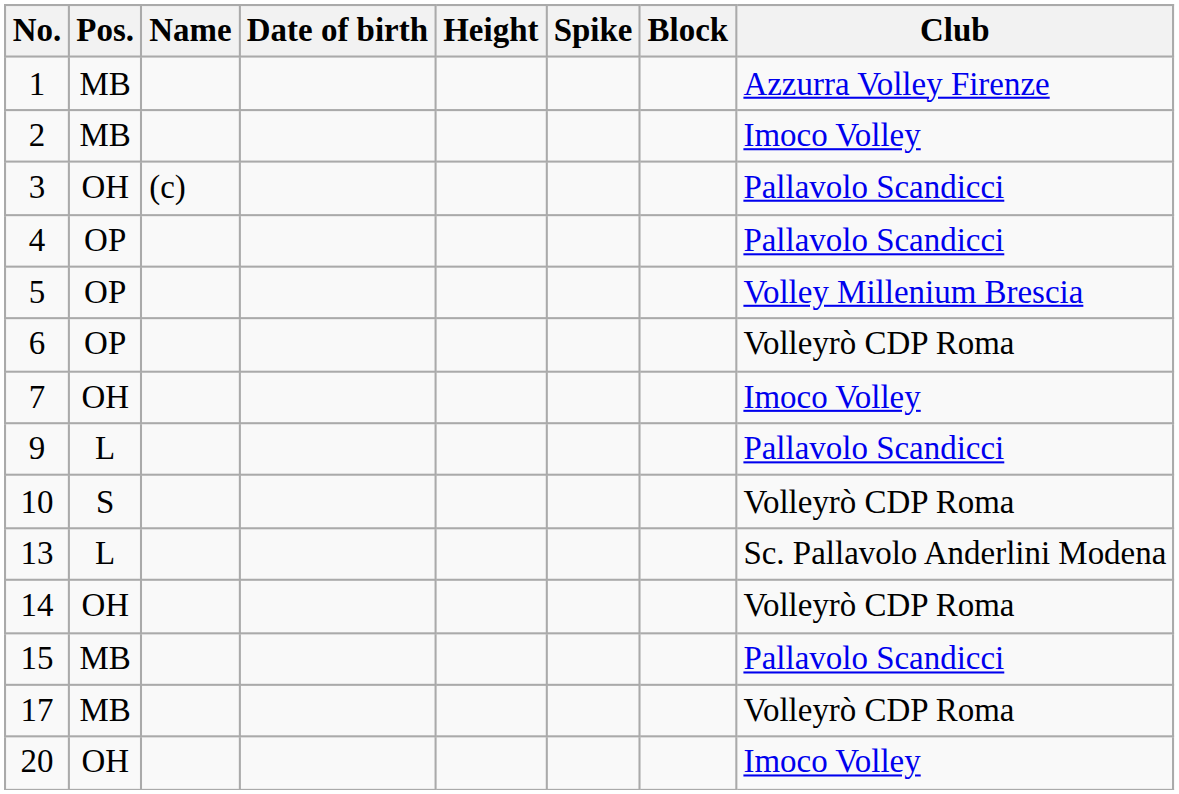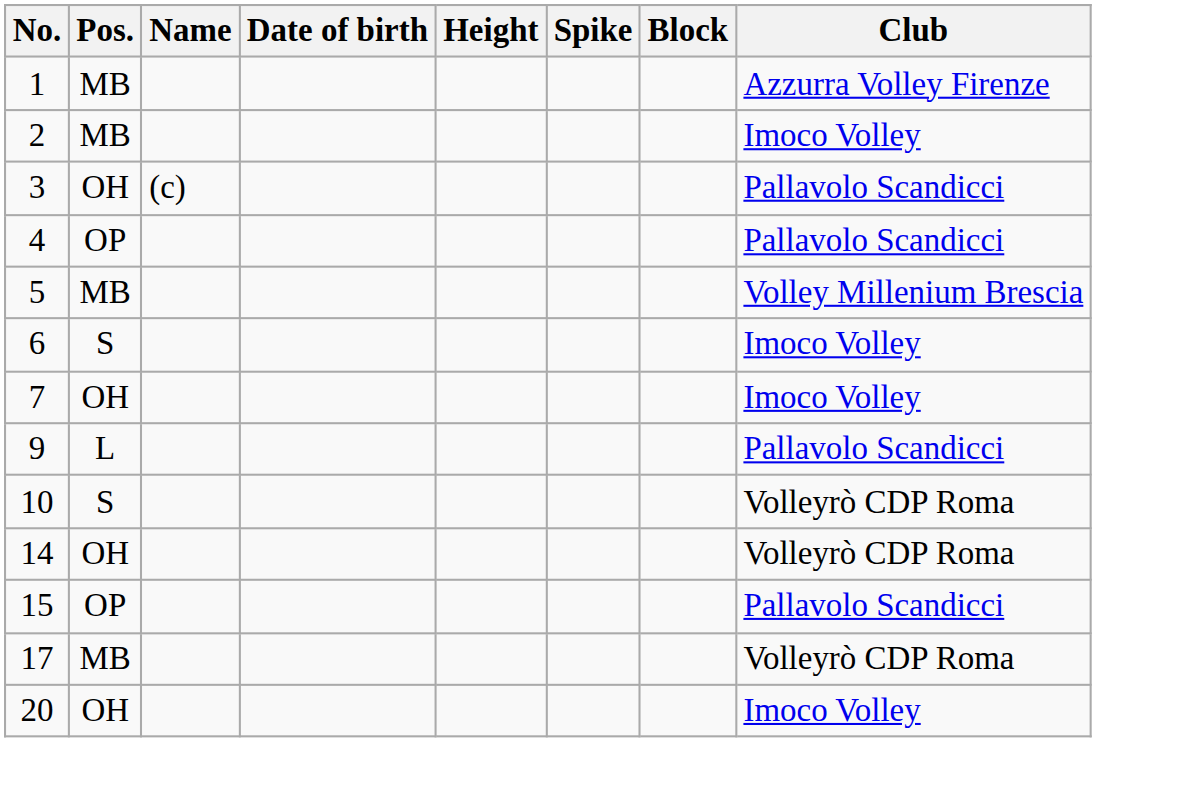(105, 291) OP -> (105, 291) MB
(105, 344) OP -> (105, 344) S
(879, 344) Volleyrò CDP Roma -> (832, 344) Imoco Volley
- row: (37, 553)
(105, 657) MB -> (105, 605) OP
